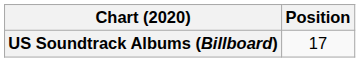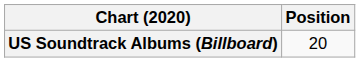(318, 43) 17 -> (318, 43) 20
